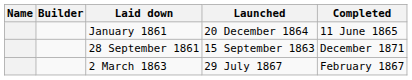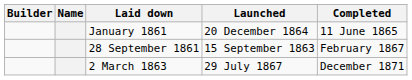columns swapped: (20, 13) <-> (61, 13)
(362, 48) December 1871 -> (362, 48) February 1867
(362, 66) February 1867 -> (362, 66) December 1871
